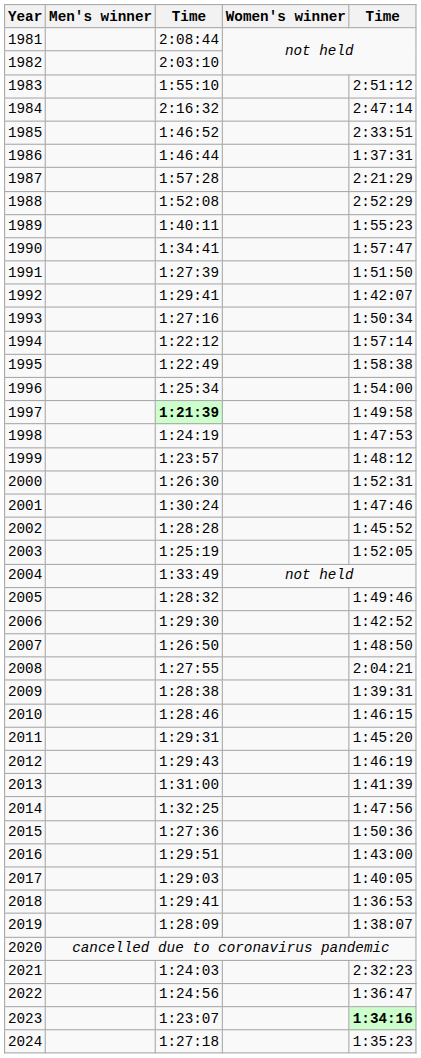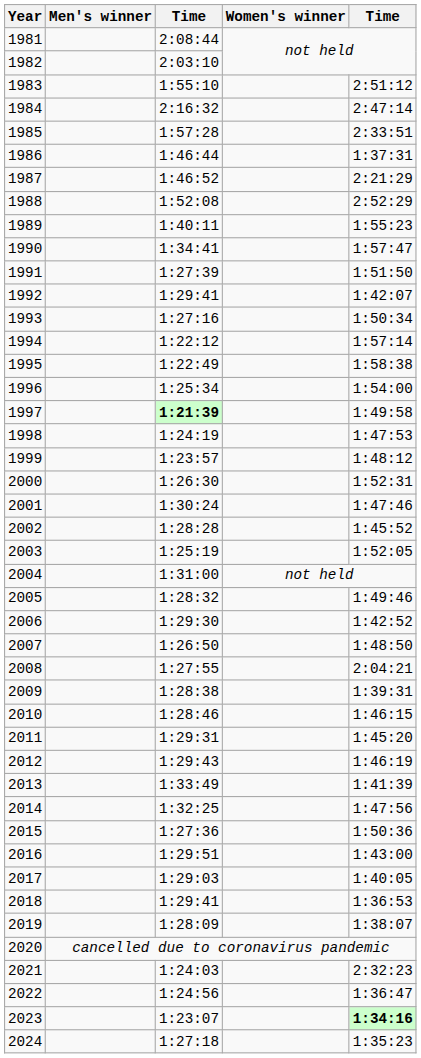(189, 133) 1:46:52 -> (189, 133) 1:57:28
(189, 179) 1:57:28 -> (189, 179) 1:46:52
(189, 576) 1:33:49 -> (189, 576) 1:31:00
(189, 785) 1:31:00 -> (189, 785) 1:33:49
